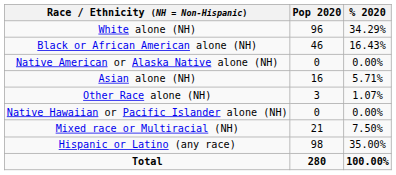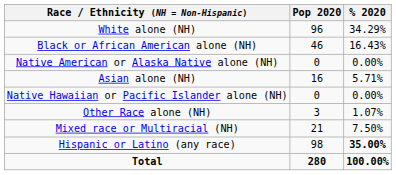rows swapped: (147, 112) <-> (147, 95)
(368, 145) normal -> (368, 145) bold
